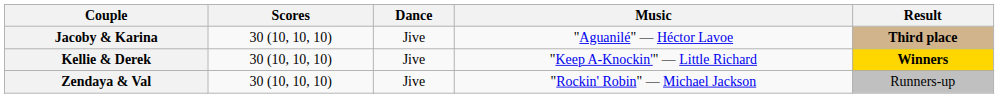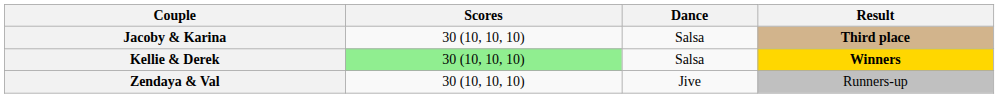- column: (653, 15)
(414, 37) Jive -> (690, 37) Salsa
(291, 59) no background -> (483, 59) lightgreen background
(414, 59) Jive -> (690, 59) Salsa
